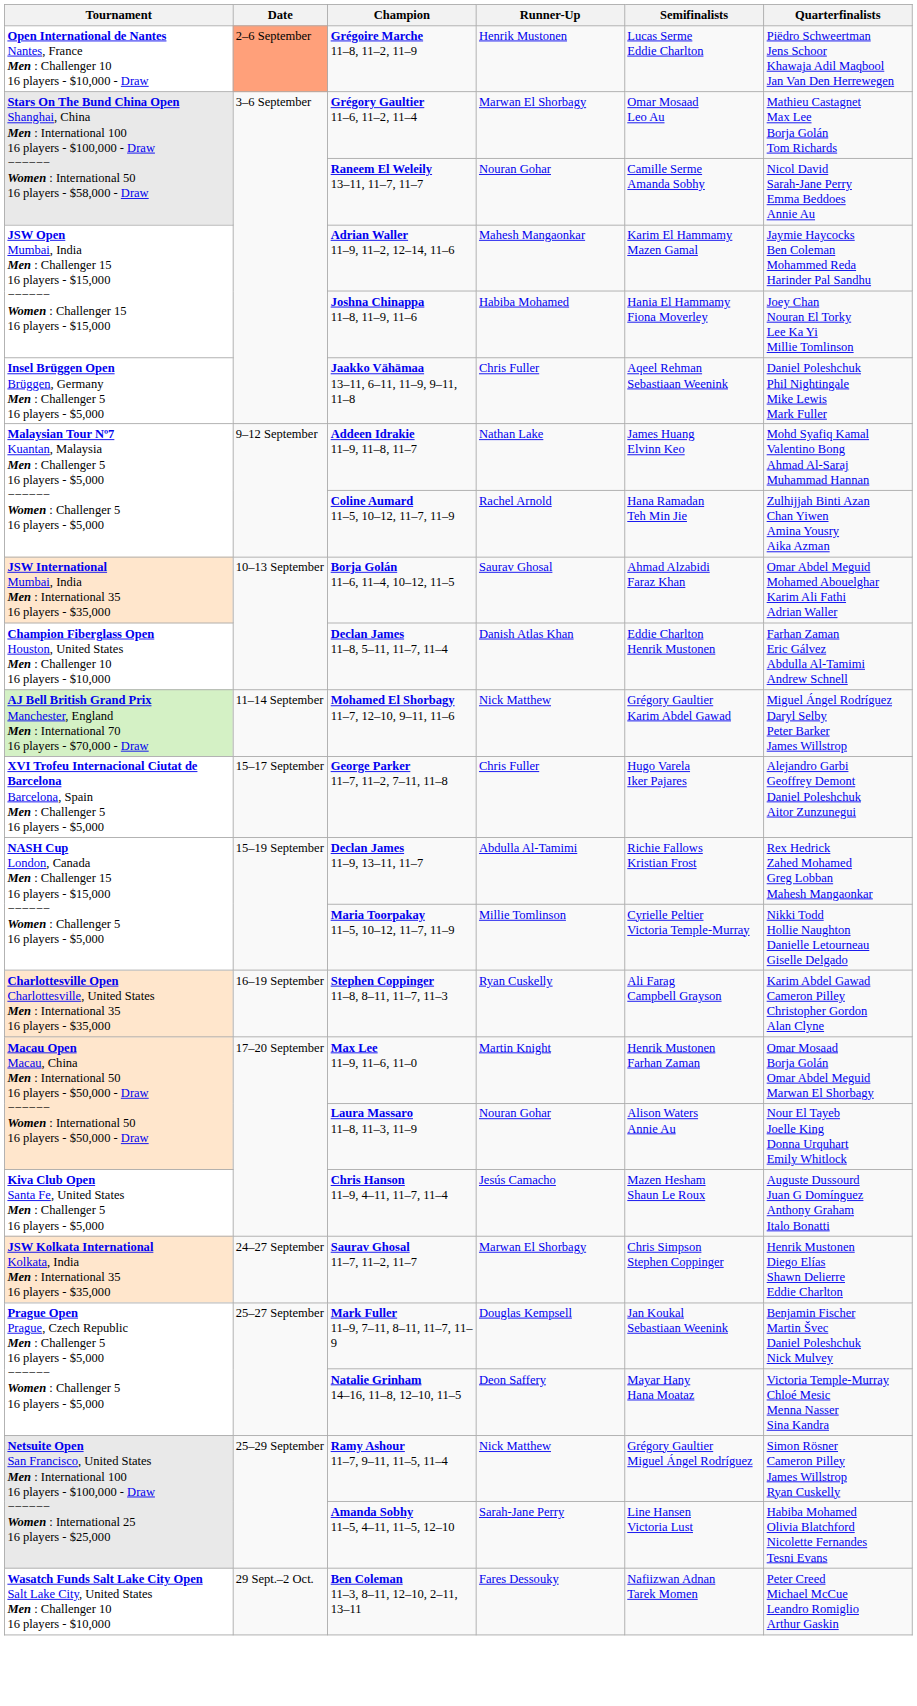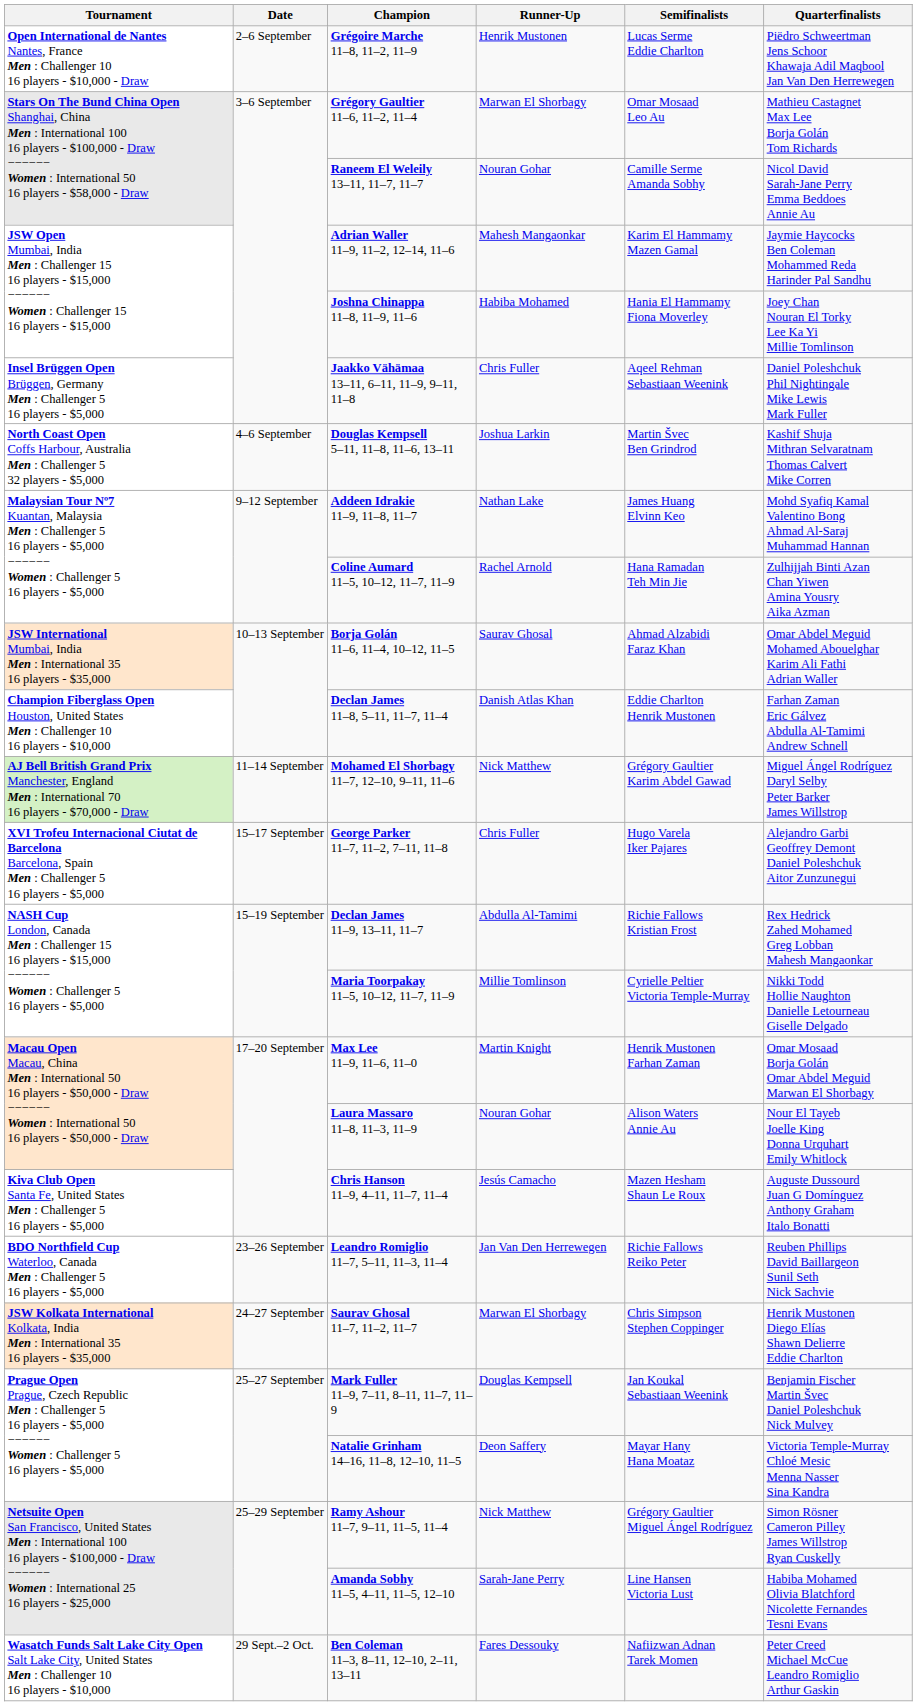(274, 36) lightsalmon background -> (274, 36) no background
+ row: (392, 442)
- row: (389, 988)
+ row: (389, 1254)
